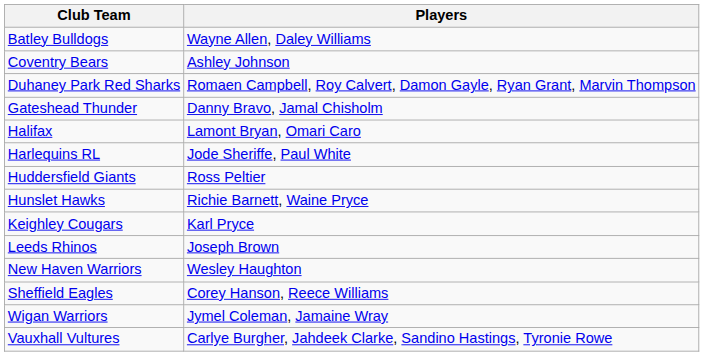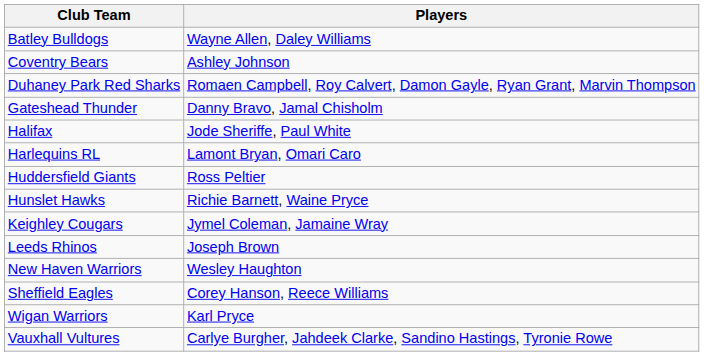(274, 131) Lamont Bryan, Omari Caro -> (269, 131) Jode Sheriffe, Paul White
(269, 154) Jode Sheriffe, Paul White -> (274, 154) Lamont Bryan, Omari Caro
(220, 223) Karl Pryce -> (288, 223) Jymel Coleman, Jamaine Wray
(288, 316) Jymel Coleman, Jamaine Wray -> (220, 316) Karl Pryce
